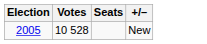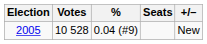+ column: (116, 13)
